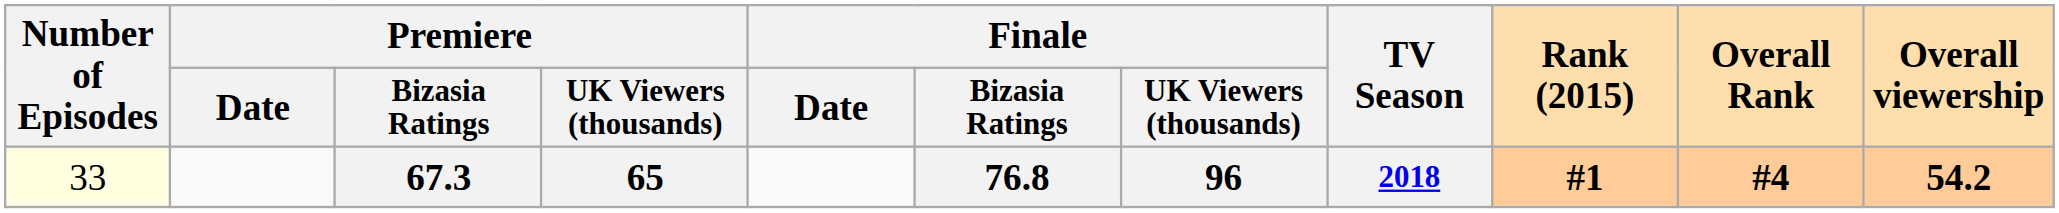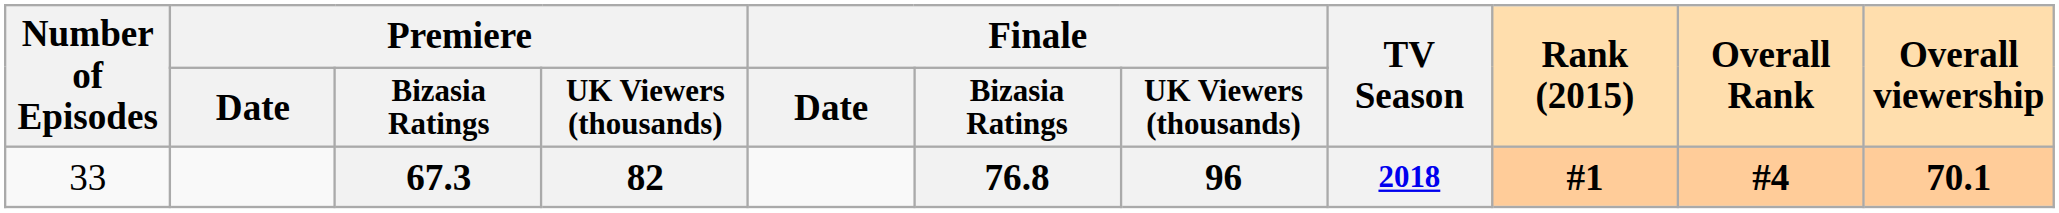(88, 176) lightyellow background -> (88, 176) no background
(645, 176) 65 -> (645, 176) 82
(1959, 176) 54.2 -> (1959, 176) 70.1
